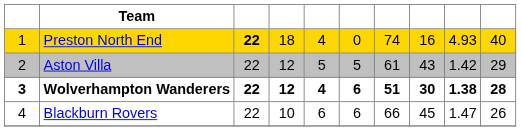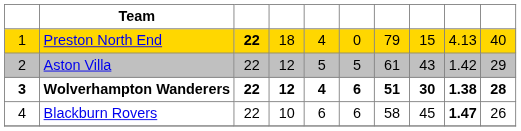(392, 40) 74 -> (392, 40) 79
(427, 40) 16 -> (427, 40) 15
(463, 40) 4.93 -> (463, 40) 4.13
(392, 113) 66 -> (392, 113) 58
(463, 113) normal -> (463, 113) bold
